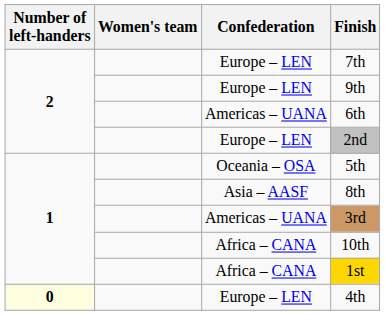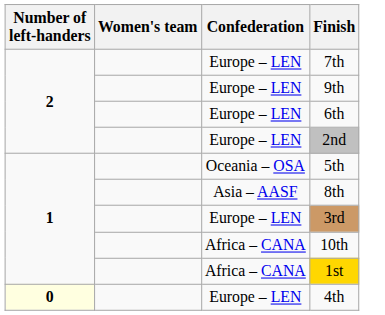(266, 114) Americas – UANA -> (255, 114) Europe – LEN
(266, 218) Americas – UANA -> (255, 218) Europe – LEN
